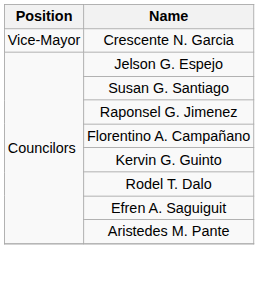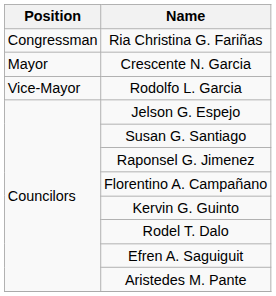+ row: (186, 40)
(44, 40) Vice-Mayor -> (28, 64) Mayor
+ row: (186, 88)
